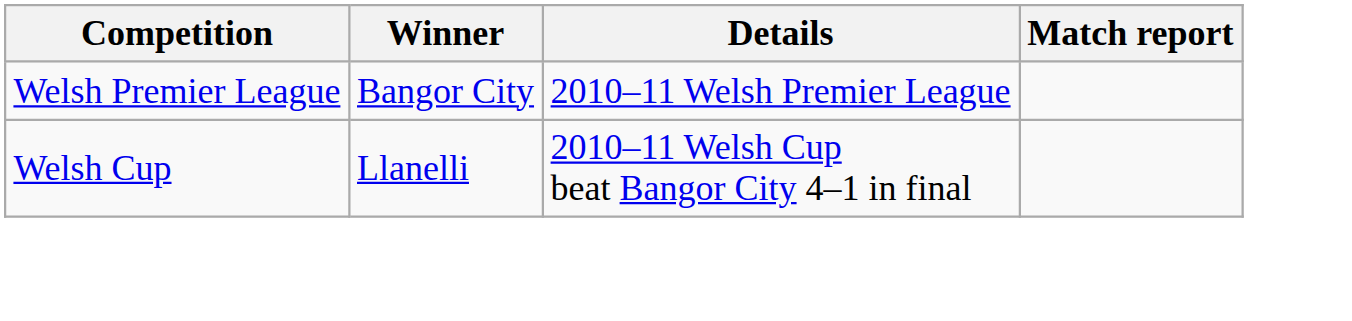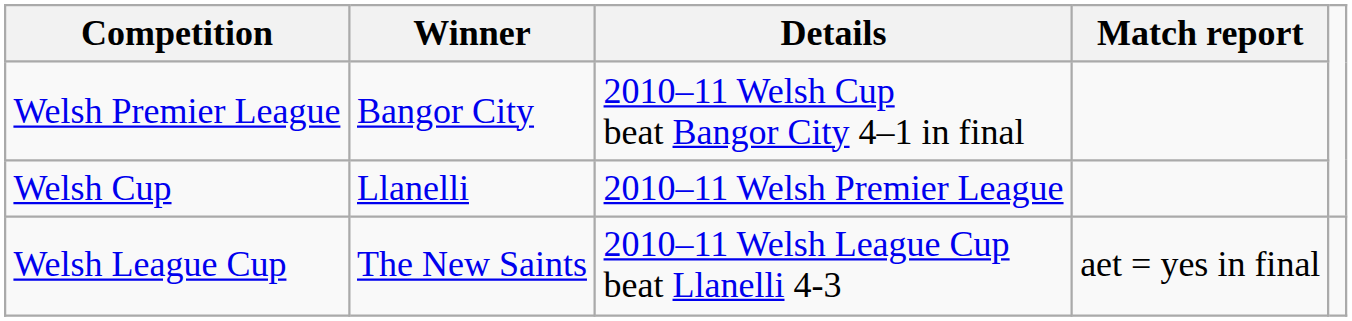(781, 90) 2010–11 Welsh Premier League -> (814, 110) 2010–11 Welsh Cup beat Bangor City 4–1 in final
(761, 167) 2010–11 Welsh Cup beat Bangor City 4–1 in final -> (834, 187) 2010–11 Welsh Premier League
+ row: (150, 265)
